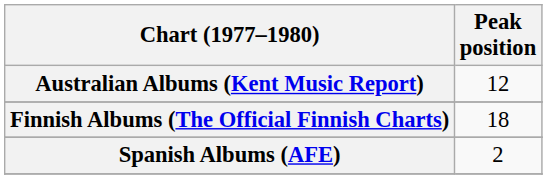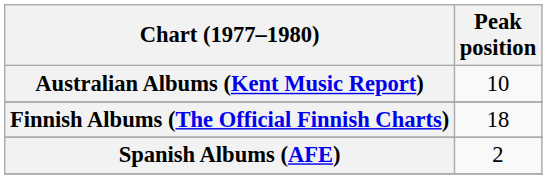(498, 83) 12 -> (498, 83) 10
